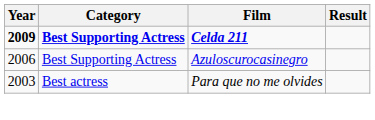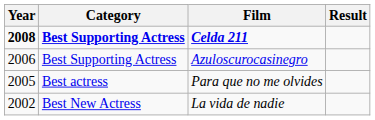(22, 37) 2009 -> (22, 37) 2008
(22, 81) 2003 -> (22, 81) 2005
+ row: (238, 103)
